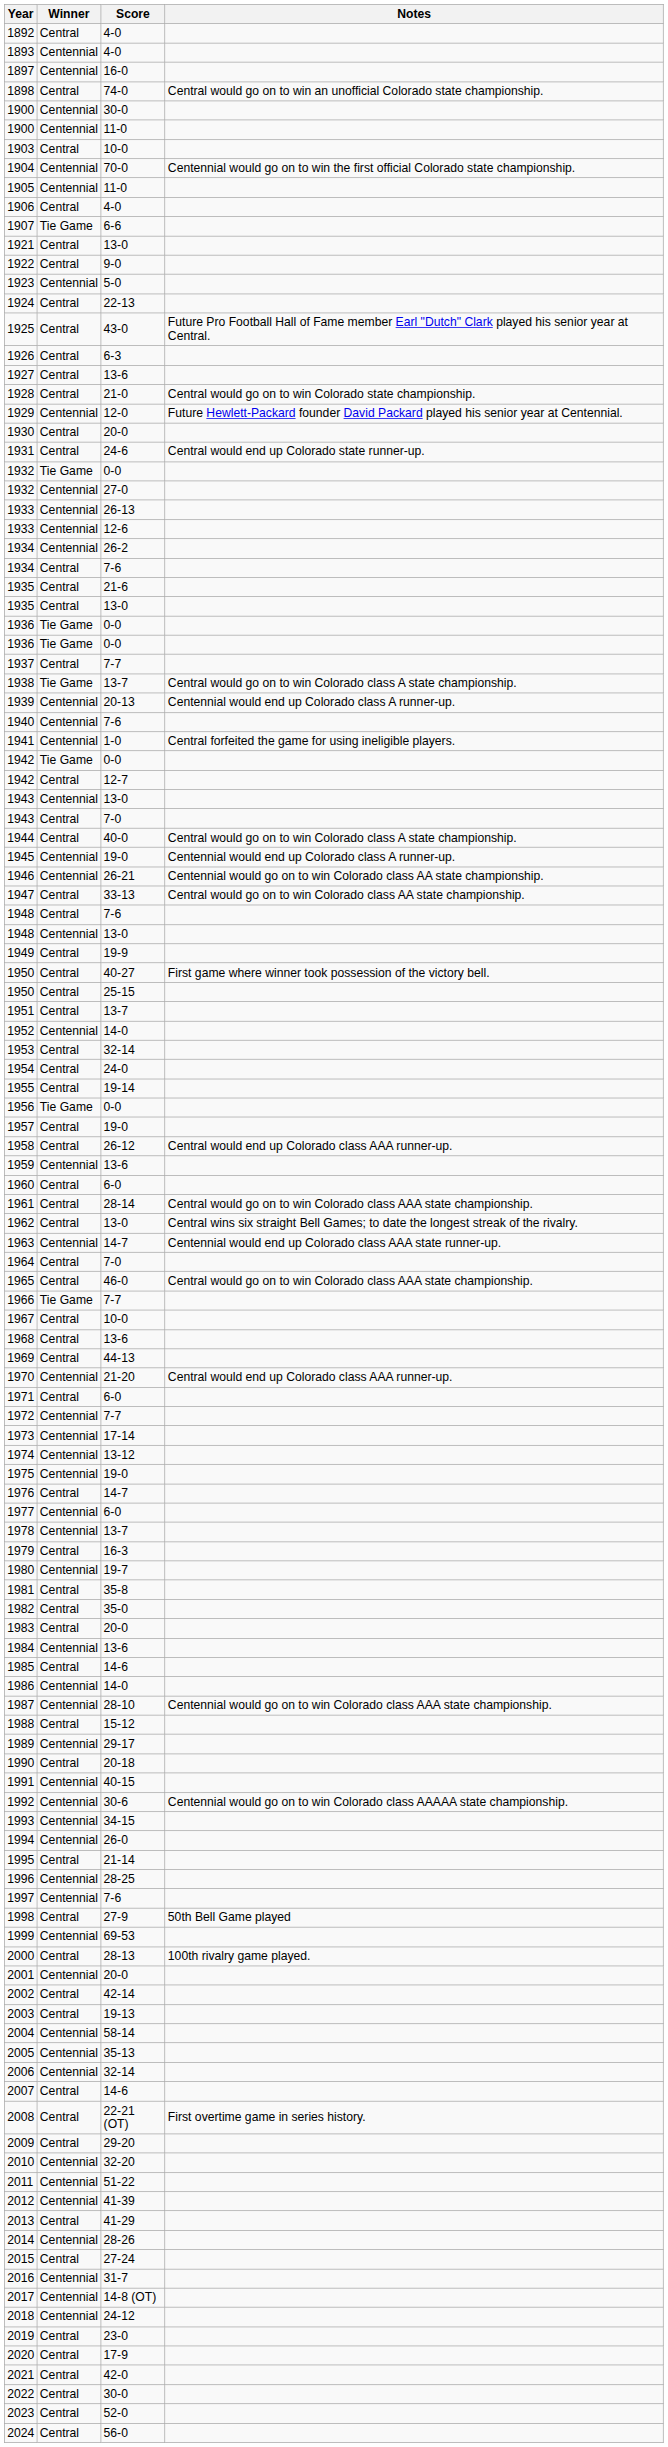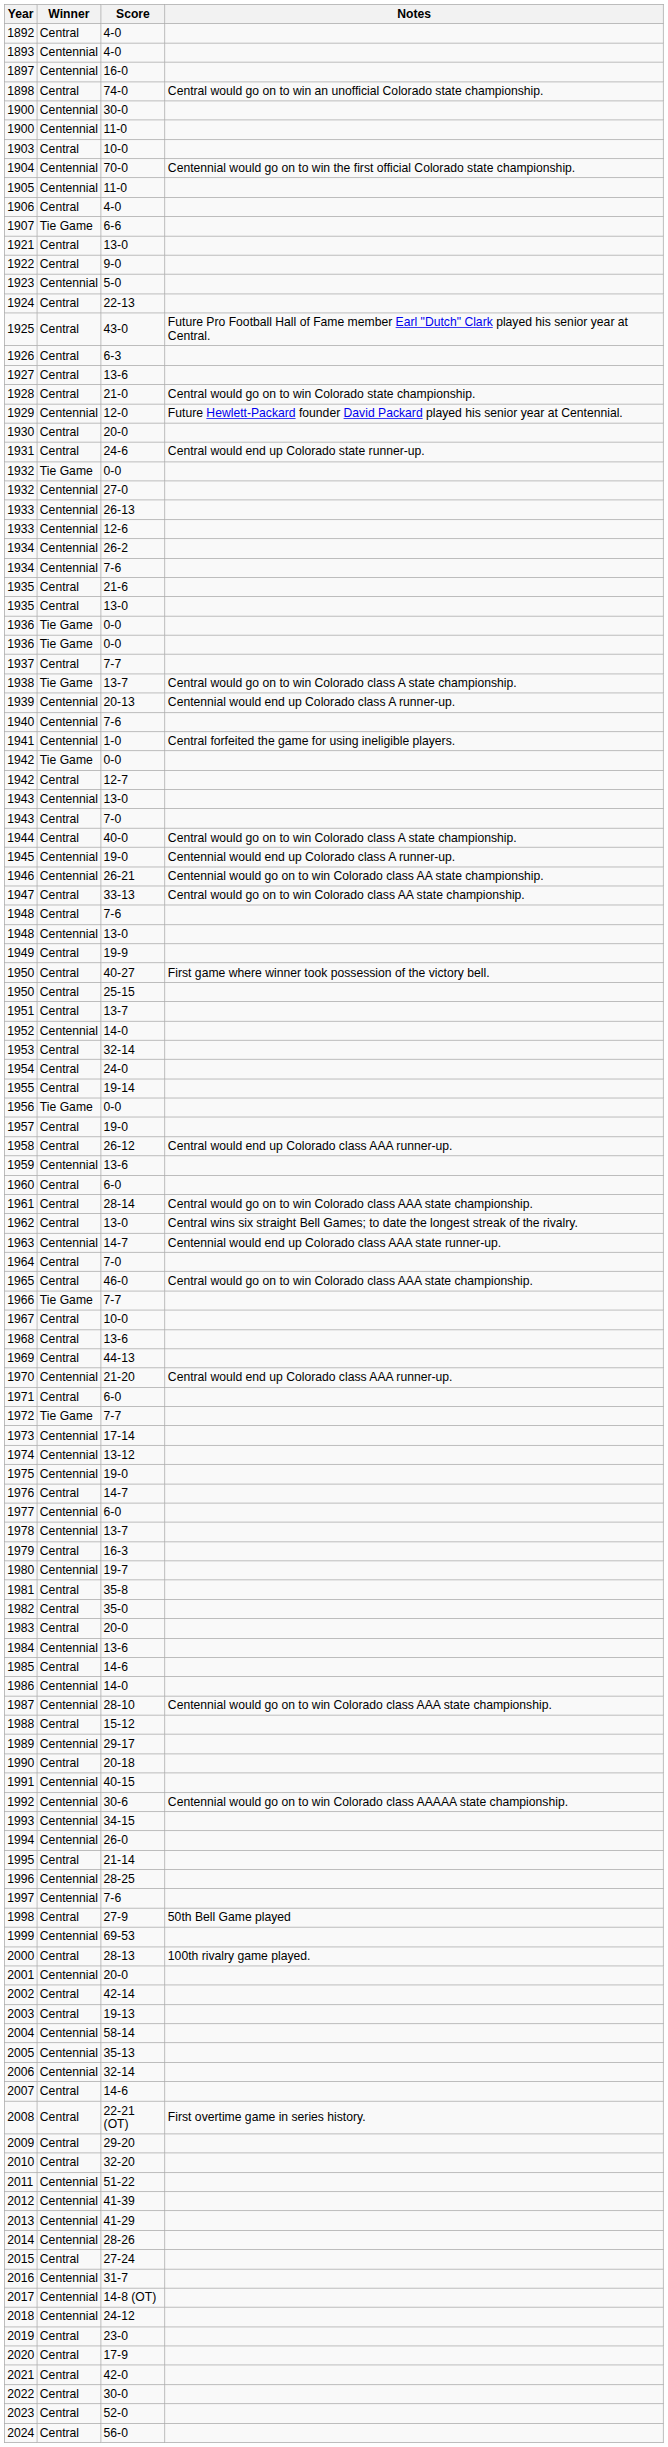(59, 567) Central -> (69, 567) Centennial
(69, 1416) Centennial -> (66, 1416) Tie Game
(69, 2162) Centennial -> (59, 2162) Central
(59, 2220) Central -> (69, 2220) Centennial
